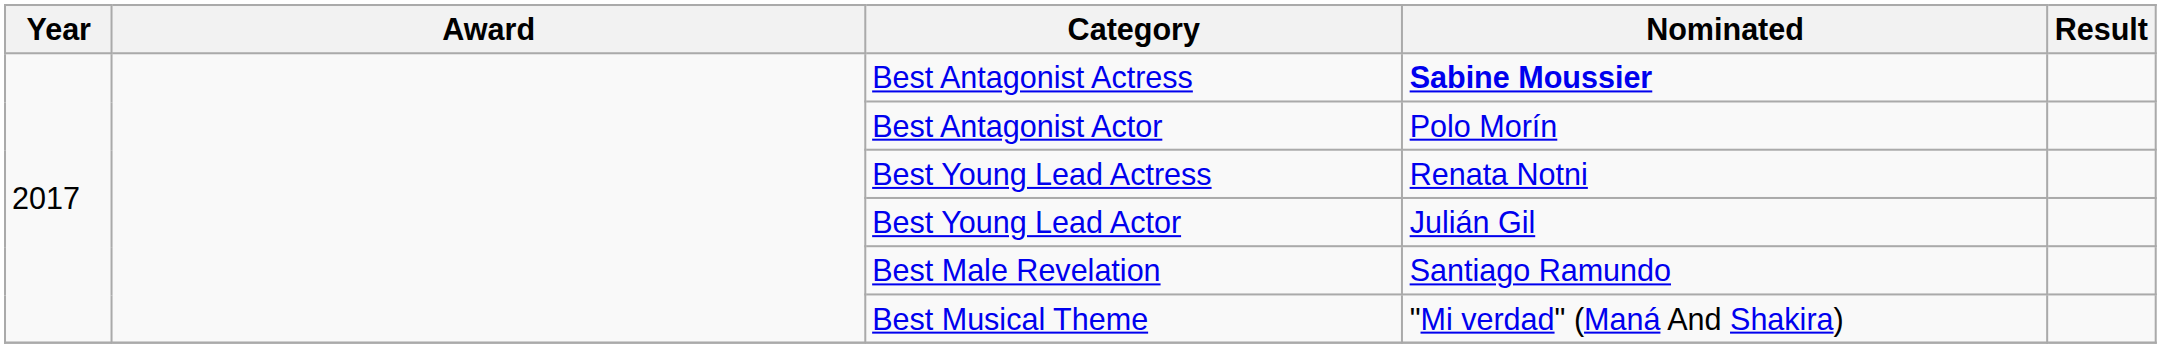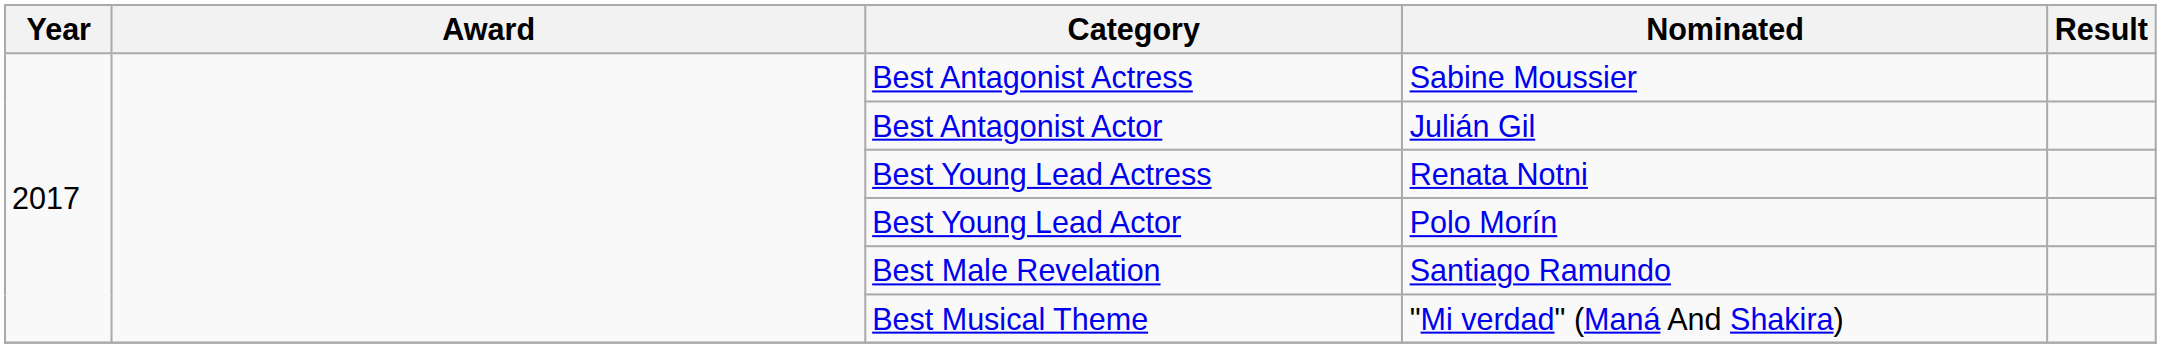(1531, 78) bold -> (1523, 78) normal
(1483, 126) Polo Morín -> (1472, 126) Julián Gil
(1472, 223) Julián Gil -> (1483, 223) Polo Morín
